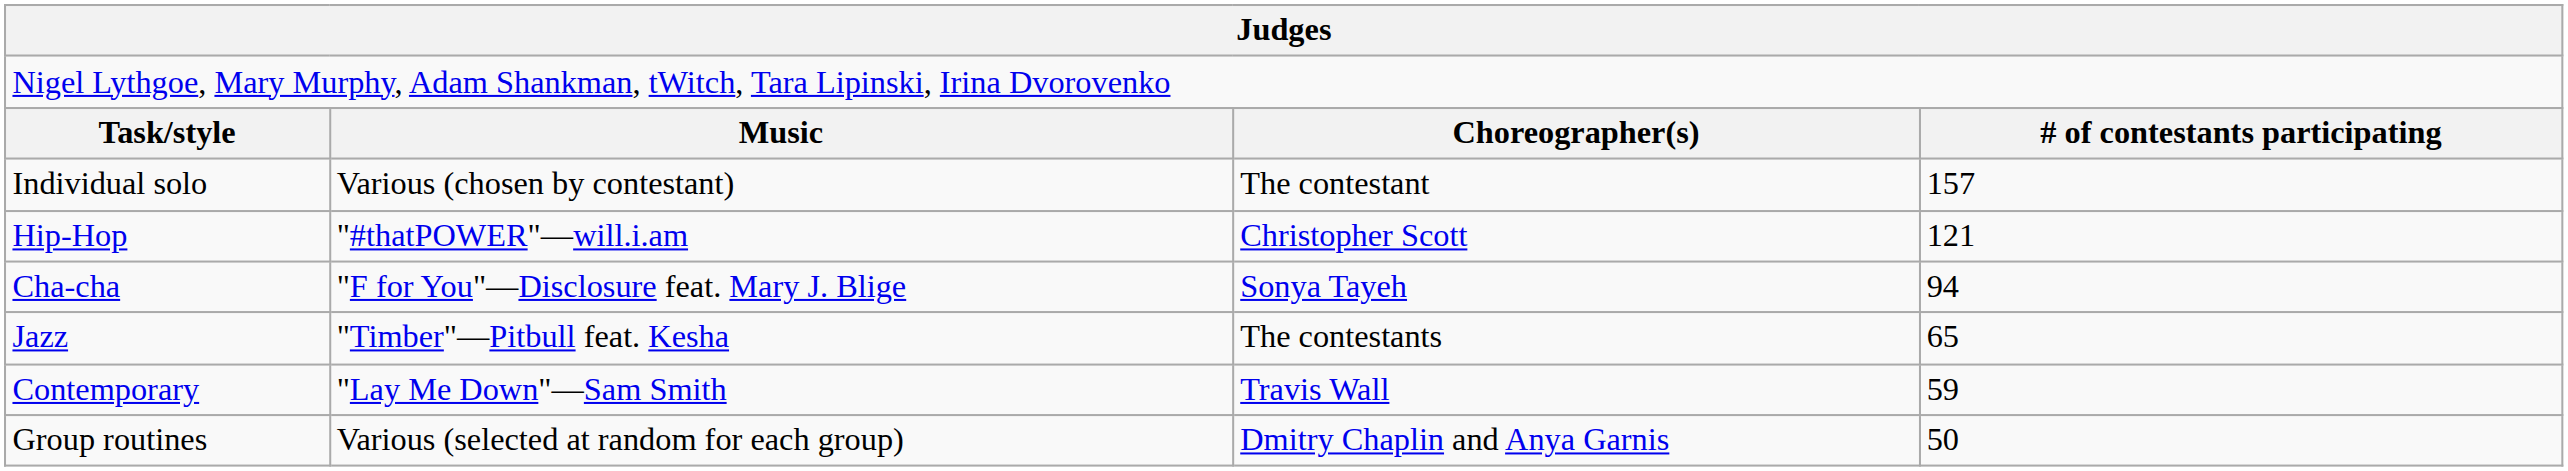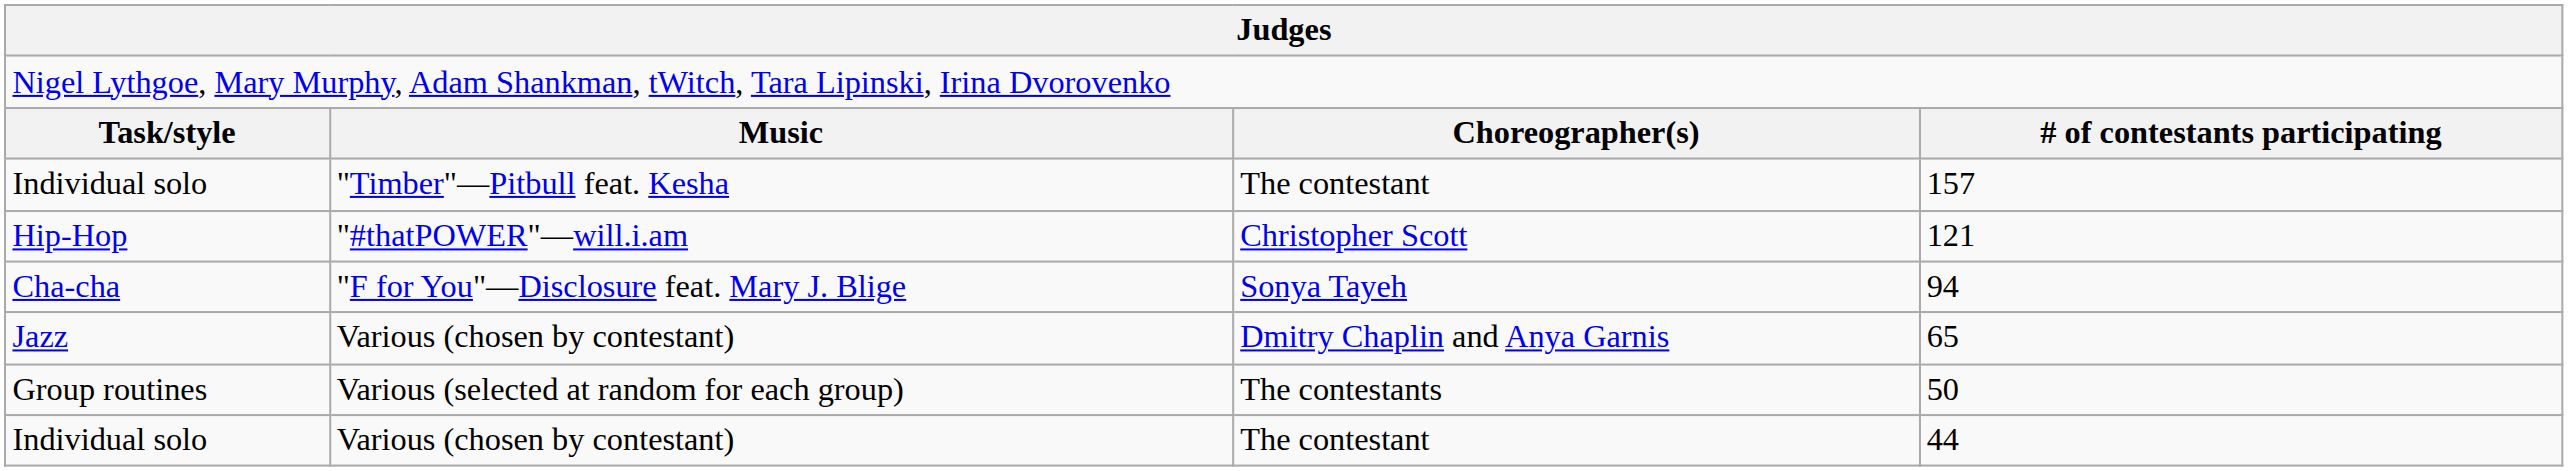(535, 183) Various (chosen by contestant) -> (533, 183) "Timber"—Pitbull feat. Kesha
(533, 337) "Timber"—Pitbull feat. Kesha -> (535, 337) Various (chosen by contestant)
(1341, 337) The contestants -> (1455, 337) Dmitry Chaplin and Anya Garnis
- row: (1943, 388)
(1455, 440) Dmitry Chaplin and Anya Garnis -> (1341, 388) The contestants
+ row: (1943, 440)
